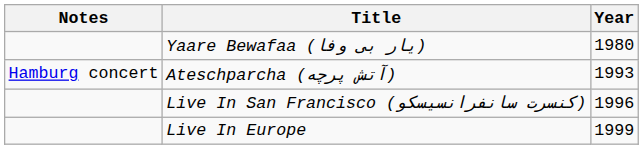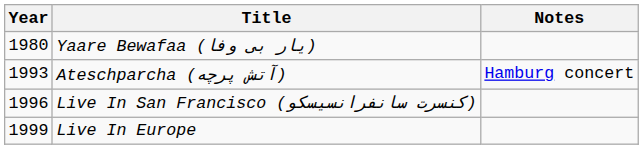columns swapped: (614, 18) <-> (83, 18)
